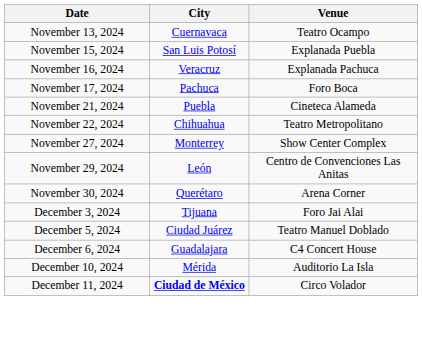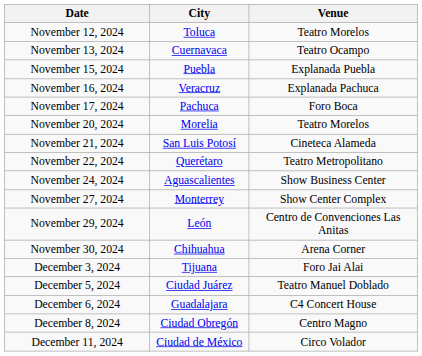+ row: (77, 32)
(199, 50) San Luis Potosí -> (199, 69) Puebla
+ row: (77, 124)
(199, 106) Puebla -> (199, 143) San Luis Potosí
(199, 124) Chihuahua -> (199, 161) Querétaro
+ row: (77, 180)
(199, 193) Querétaro -> (199, 249) Chihuahua
+ row: (77, 323)
- row: (77, 267)
(199, 286) bold -> (199, 341) normal
